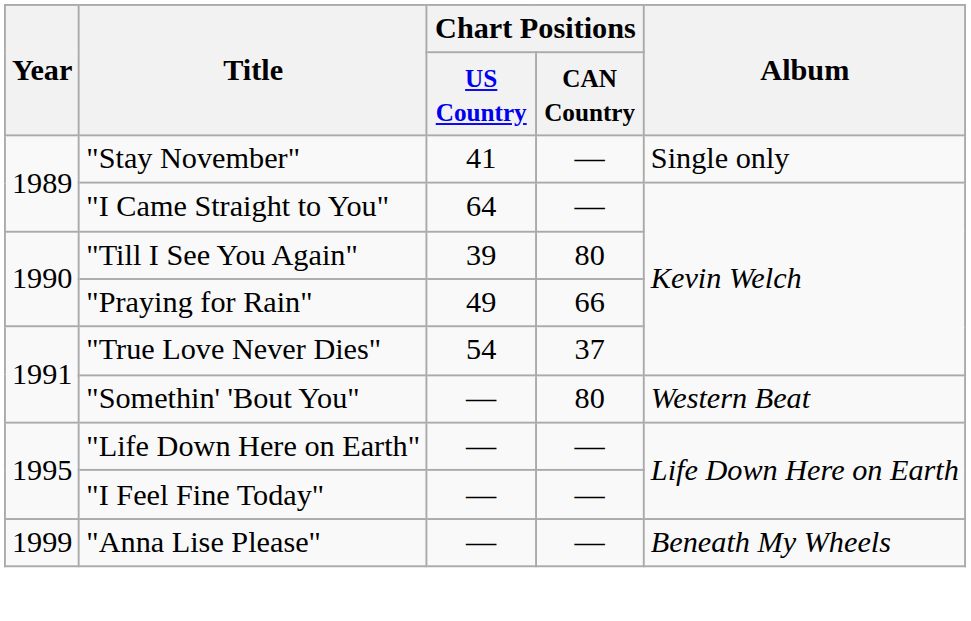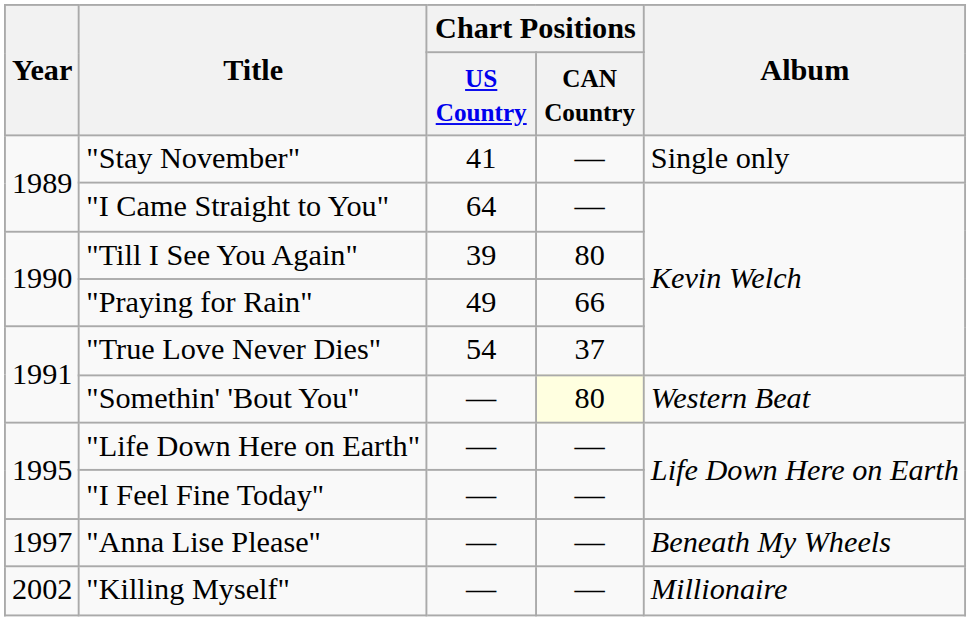(590, 398) no background -> (590, 398) lightyellow background
(42, 542) 1999 -> (42, 542) 1997
+ row: (188, 590)
